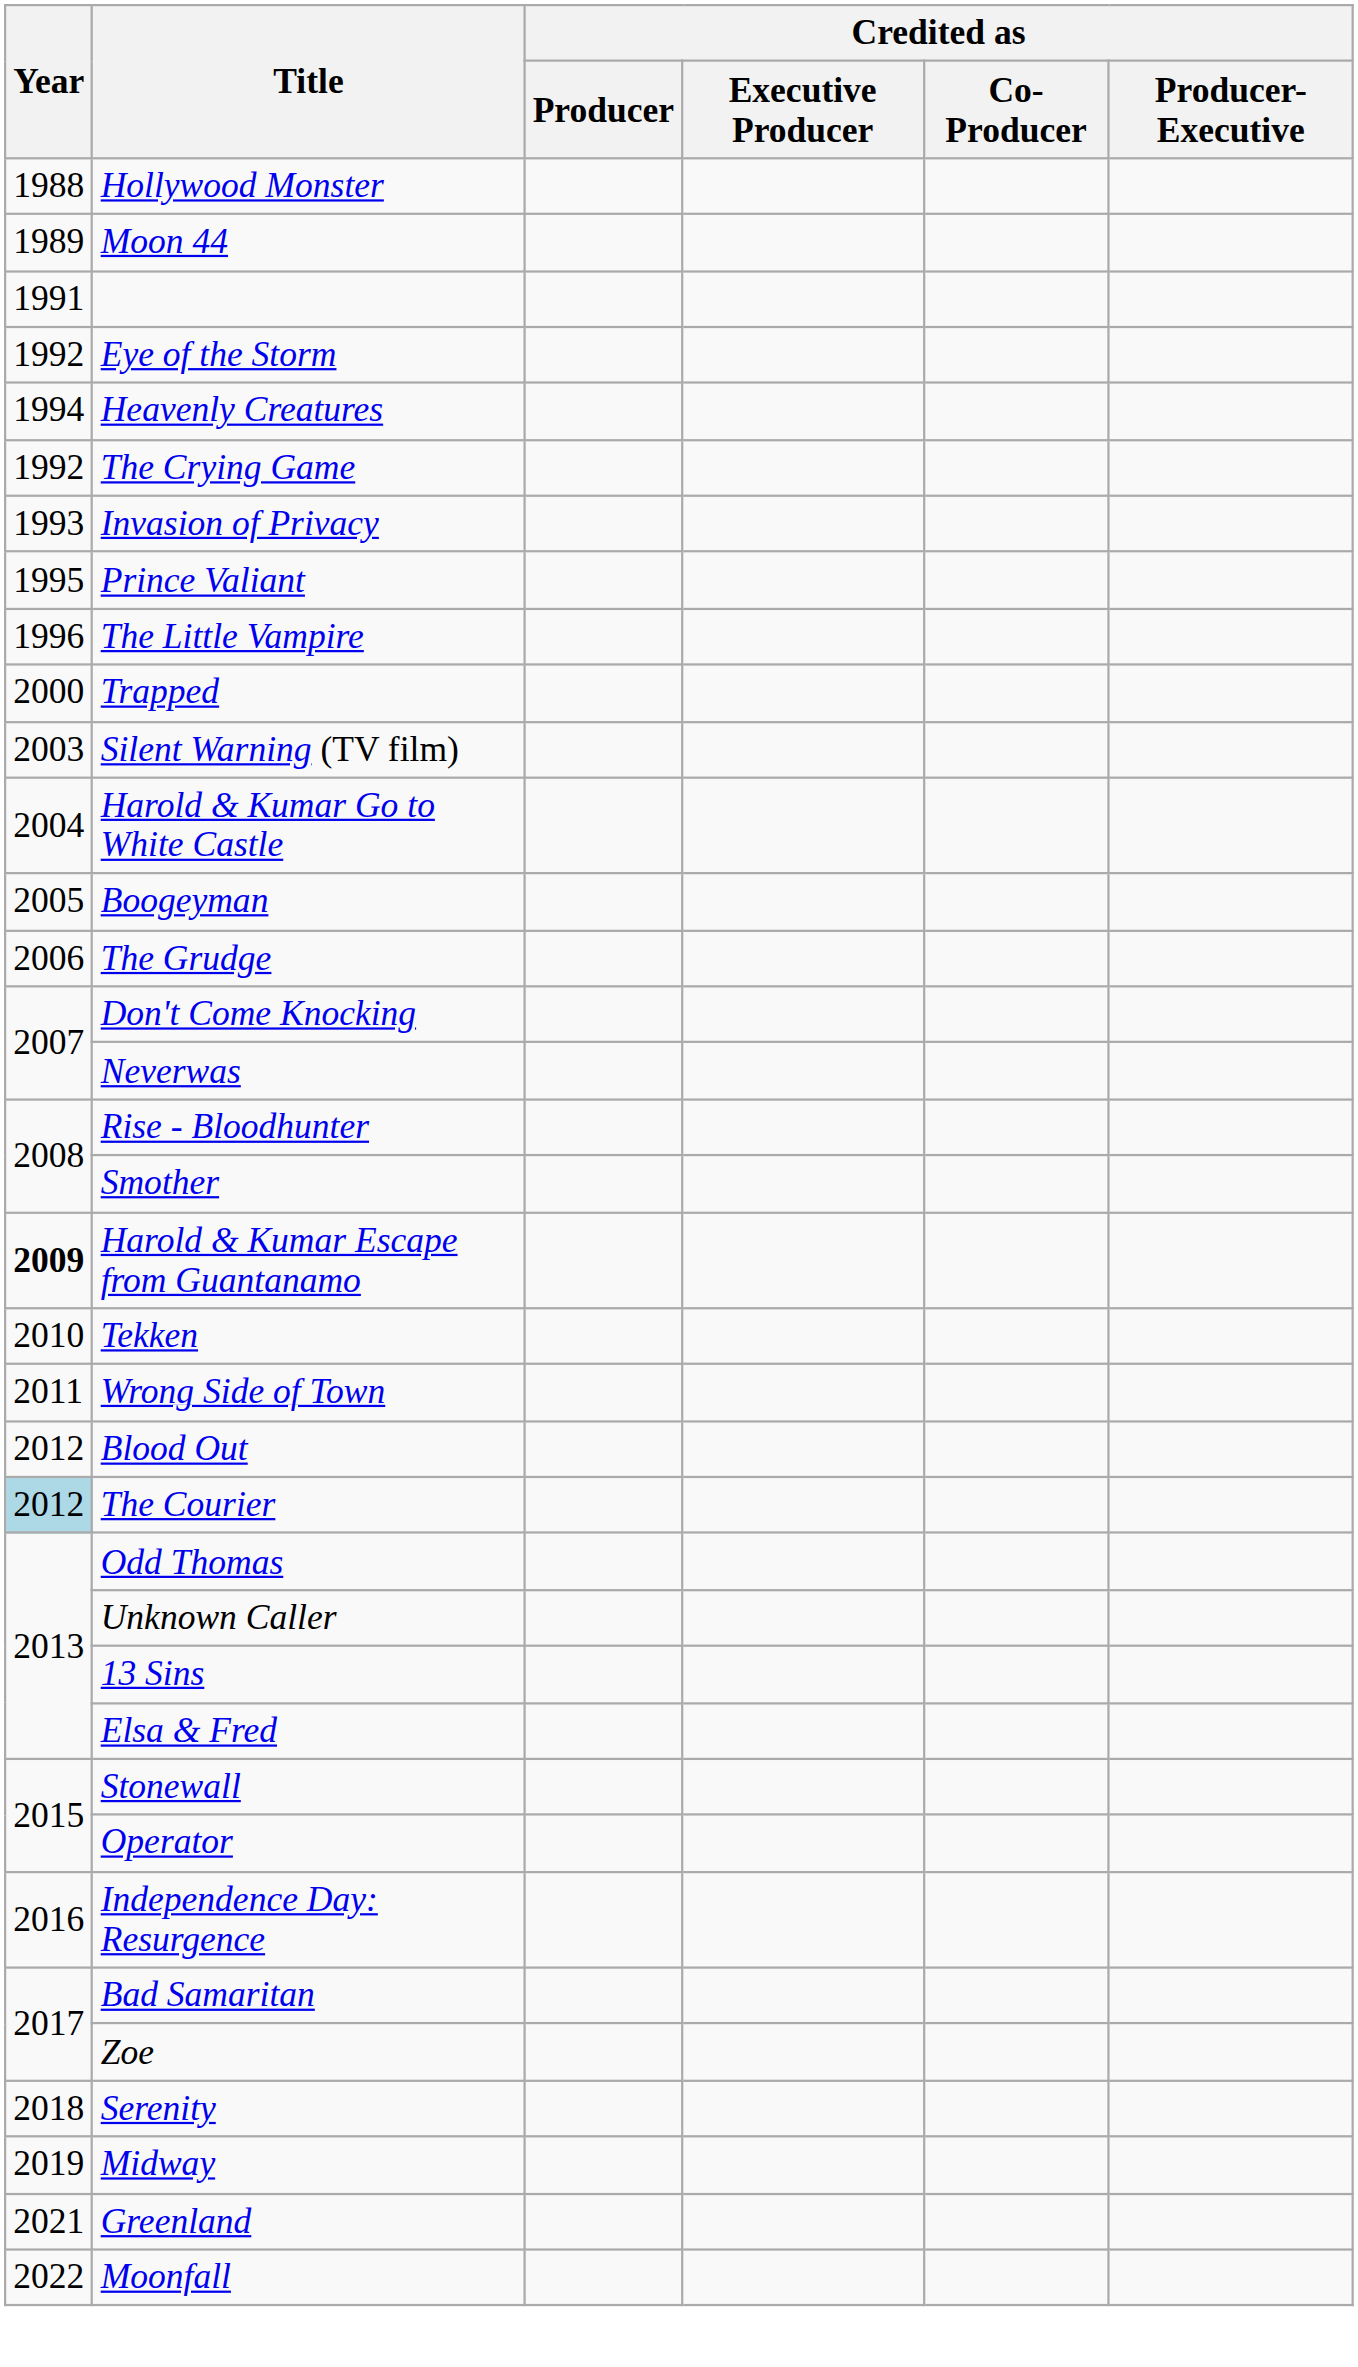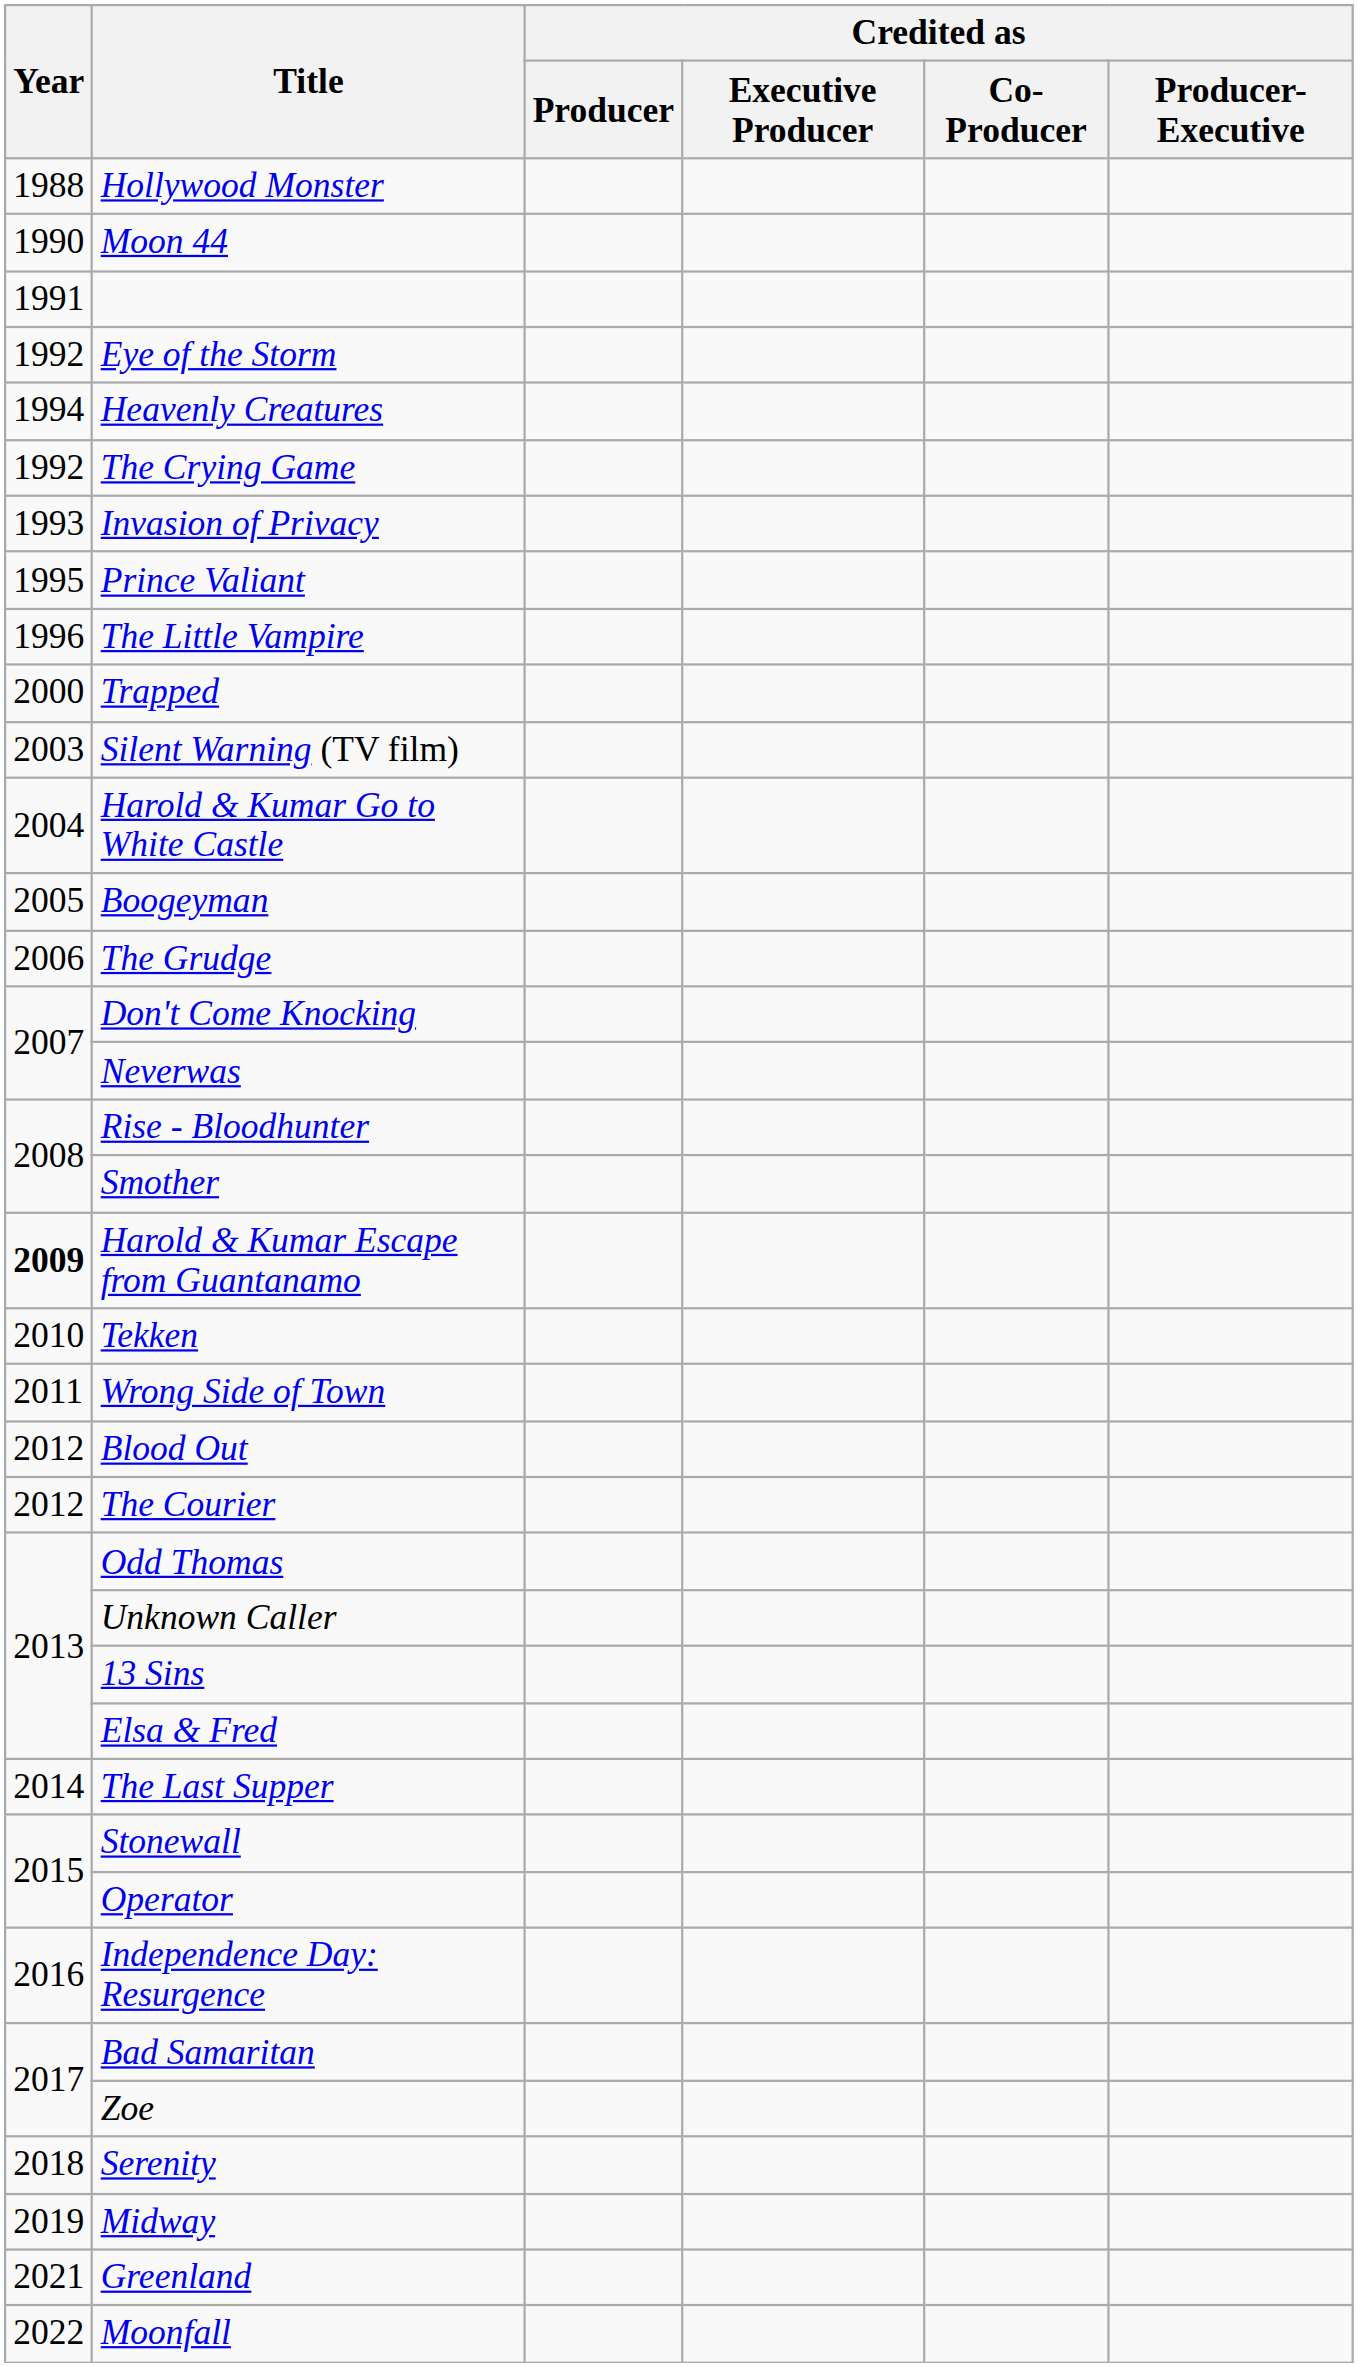(49, 241) 1989 -> (49, 241) 1990
(49, 1504) lightblue background -> (49, 1504) no background
+ row: (217, 1786)
